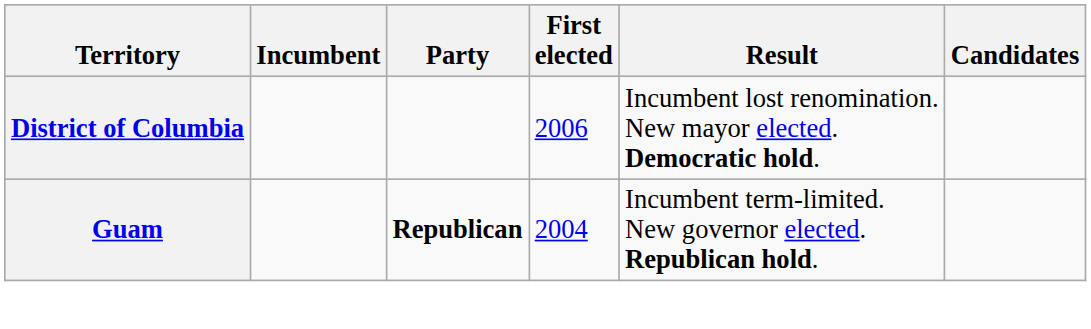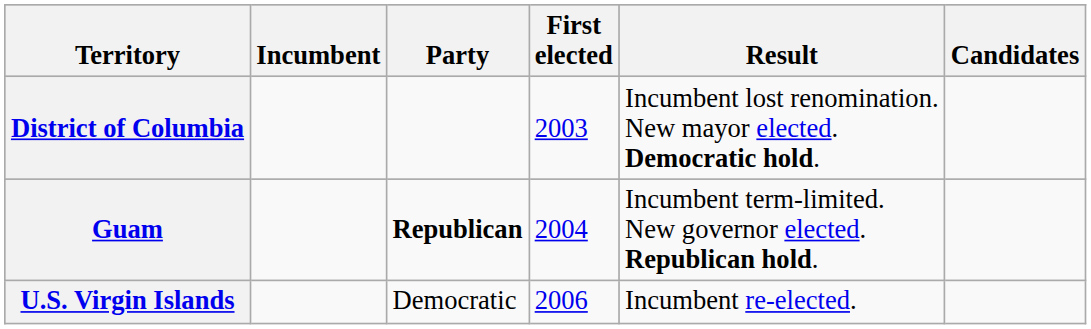(561, 127) 2006 -> (561, 127) 2003
+ row: (128, 301)
